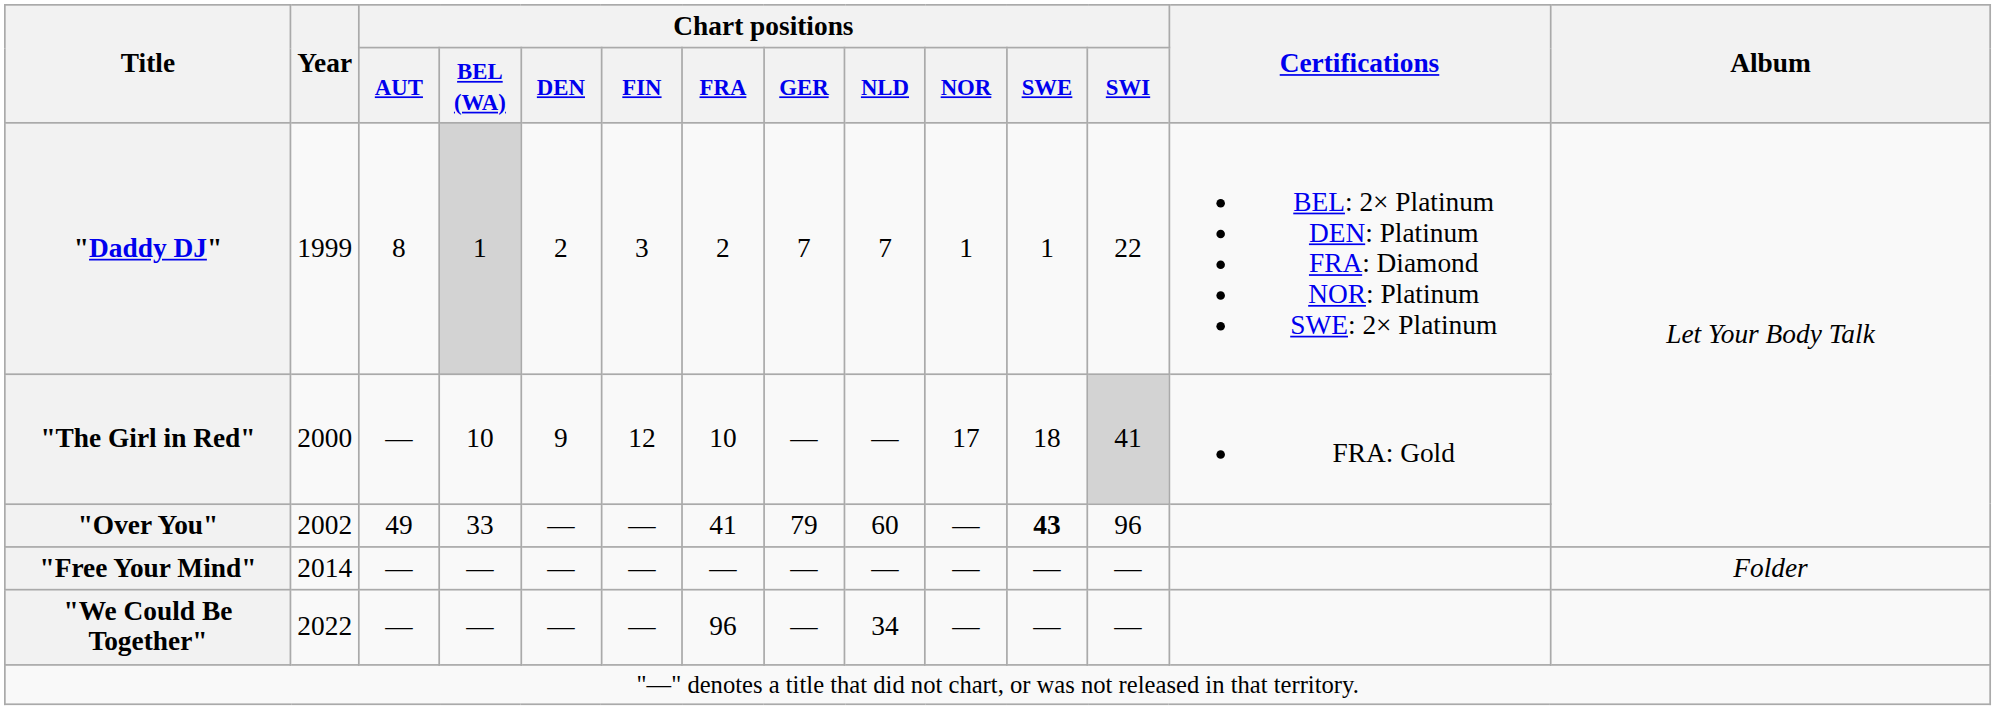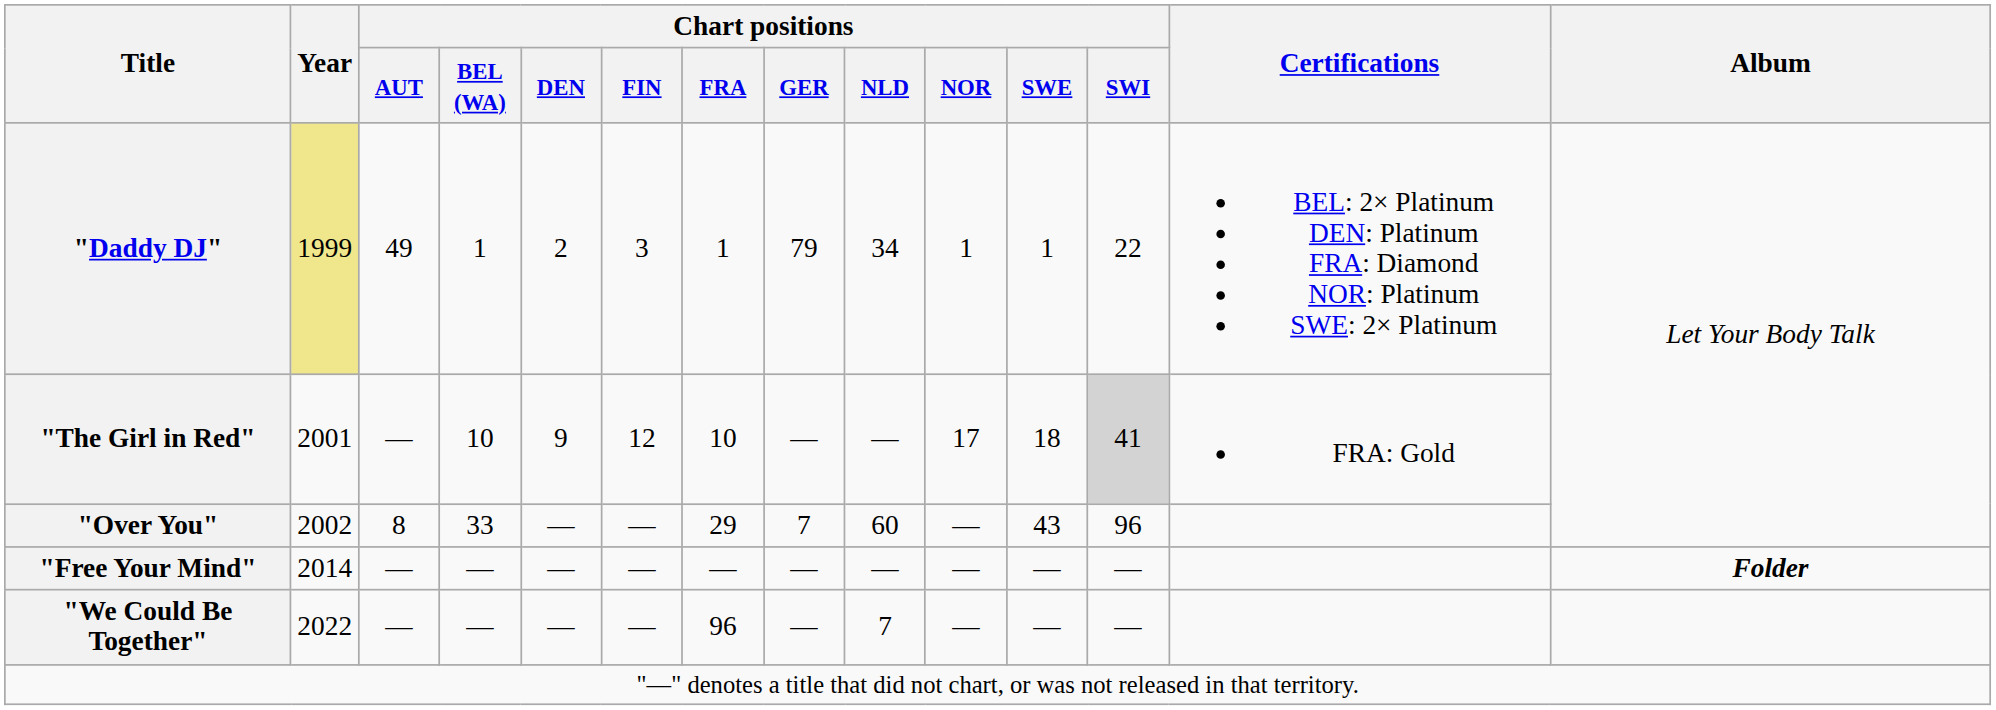(325, 248) no background -> (325, 248) khaki background
(399, 248) 8 -> (399, 248) 49
(480, 248) lightgrey background -> (480, 248) no background
(723, 248) 2 -> (723, 248) 1
(804, 248) 7 -> (804, 248) 79
(885, 248) 7 -> (885, 248) 34
(325, 438) 2000 -> (325, 438) 2001
(399, 524) 49 -> (399, 524) 8
(723, 524) 41 -> (723, 524) 29
(804, 524) 79 -> (804, 524) 7
(1047, 524) bold -> (1047, 524) normal
(1771, 568) normal -> (1771, 568) bold
(885, 626) 34 -> (885, 626) 7
